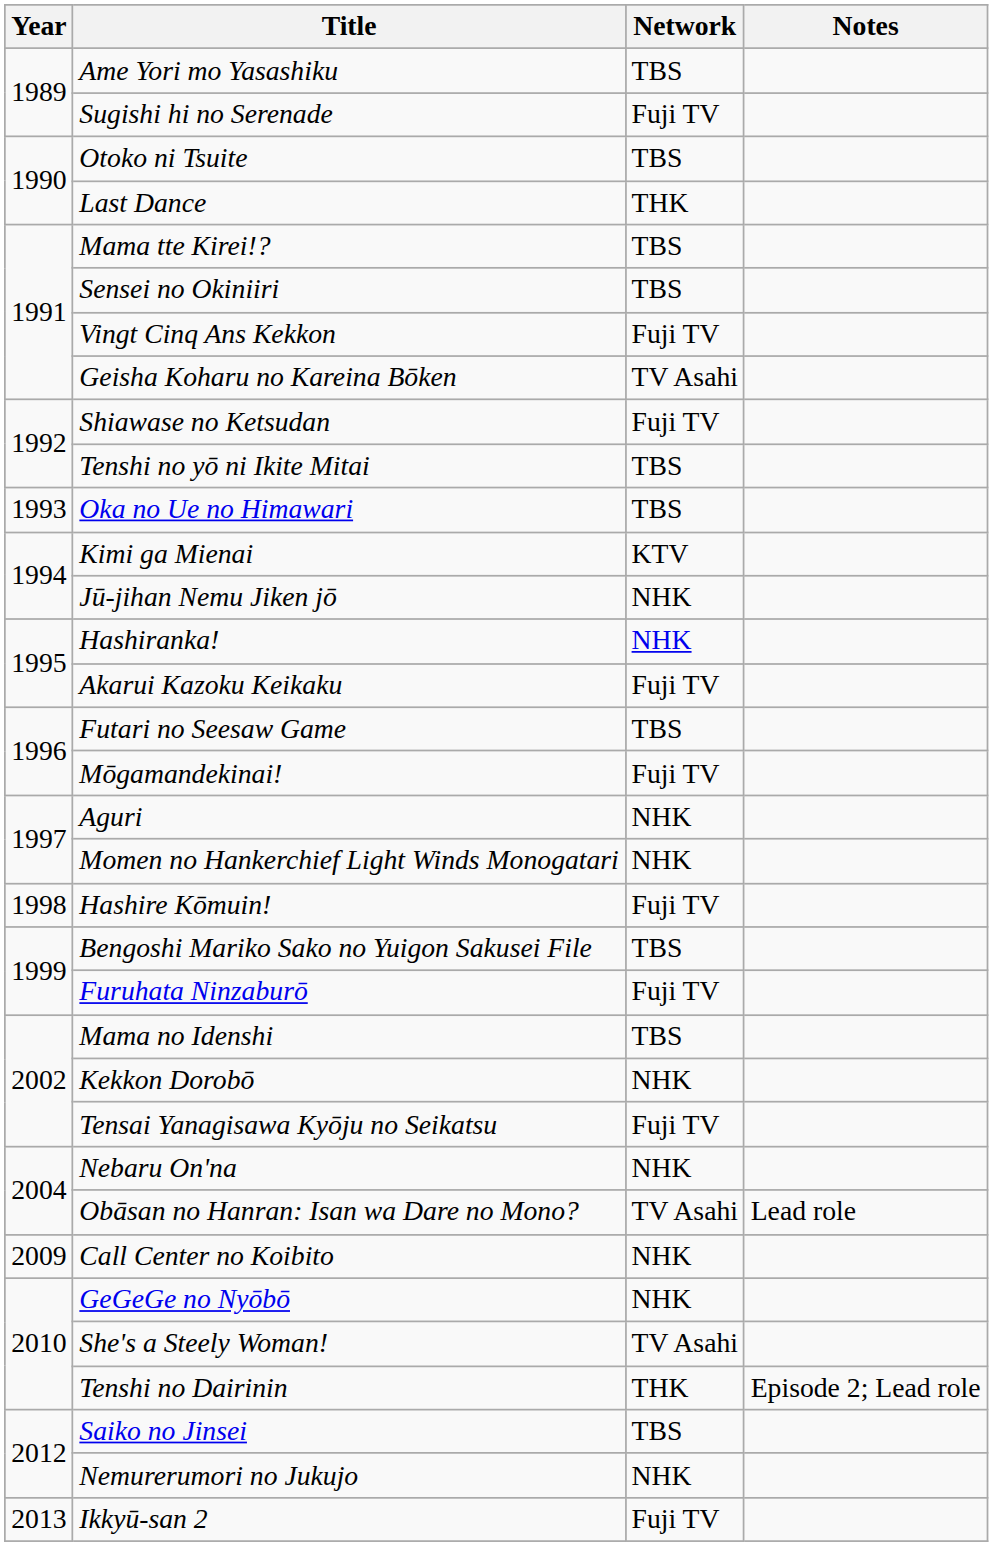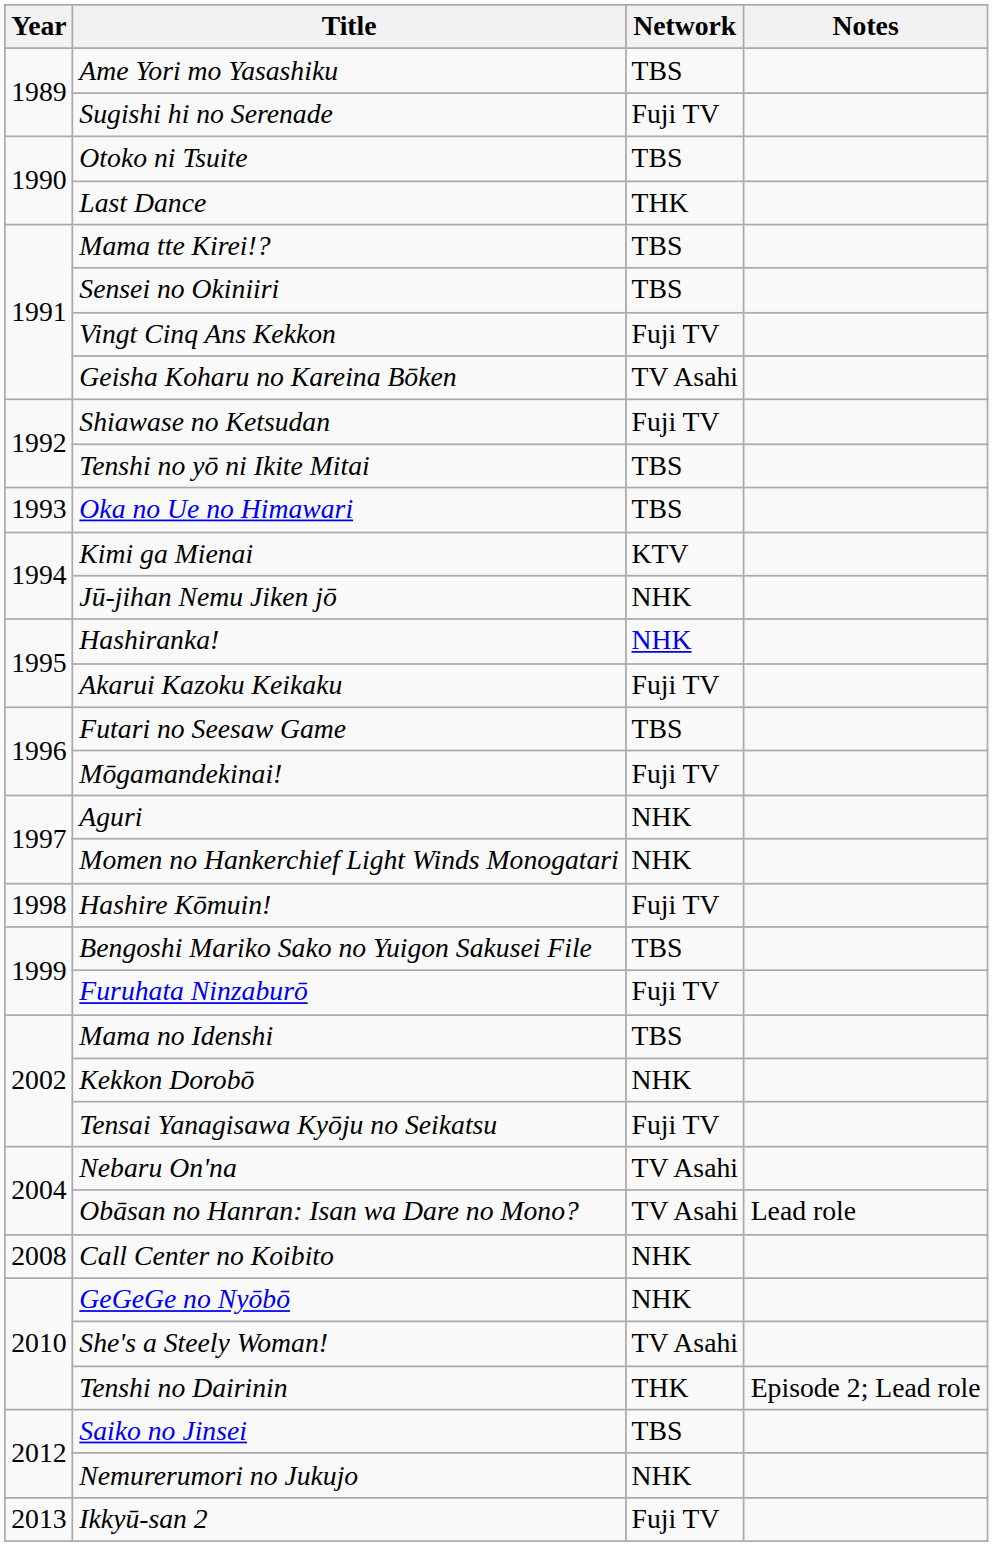(662, 1167) NHK -> (685, 1167) TV Asahi
(39, 1255) 2009 -> (39, 1255) 2008
